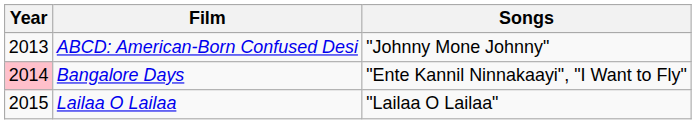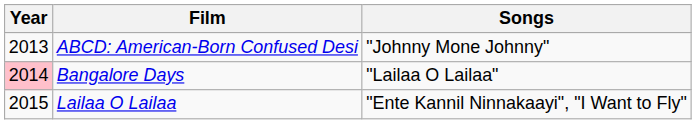(526, 75) "Ente Kannil Ninnakaayi", "I Want to Fly" -> (432, 75) "Lailaa O Lailaa"
(432, 103) "Lailaa O Lailaa" -> (526, 103) "Ente Kannil Ninnakaayi", "I Want to Fly"
